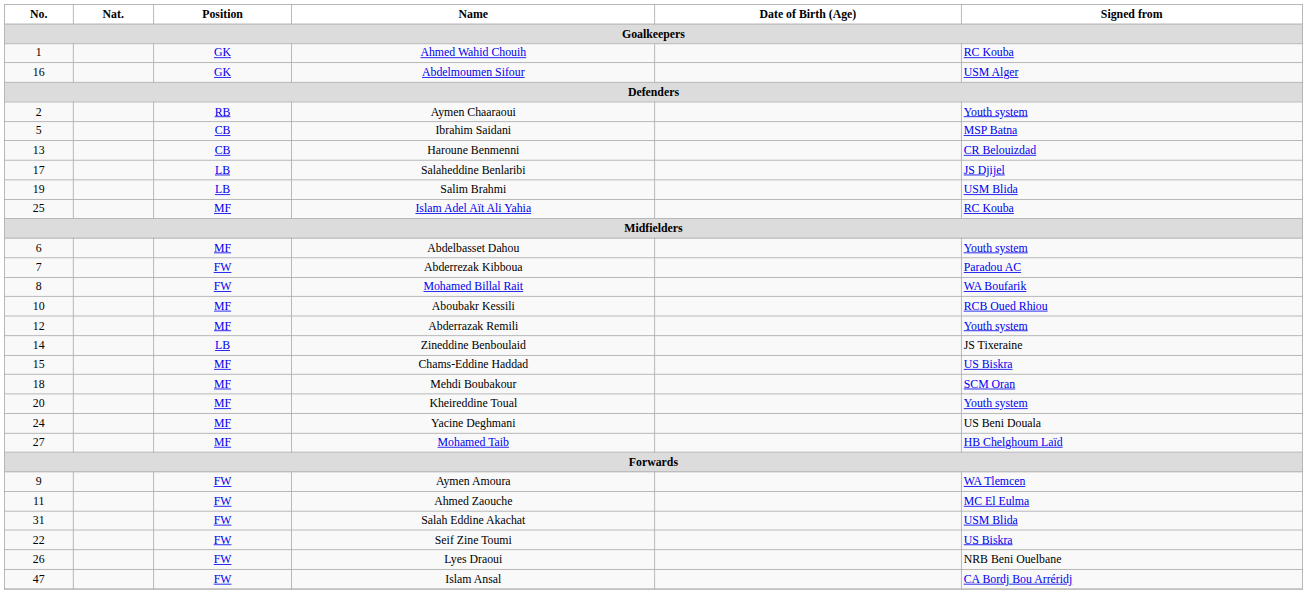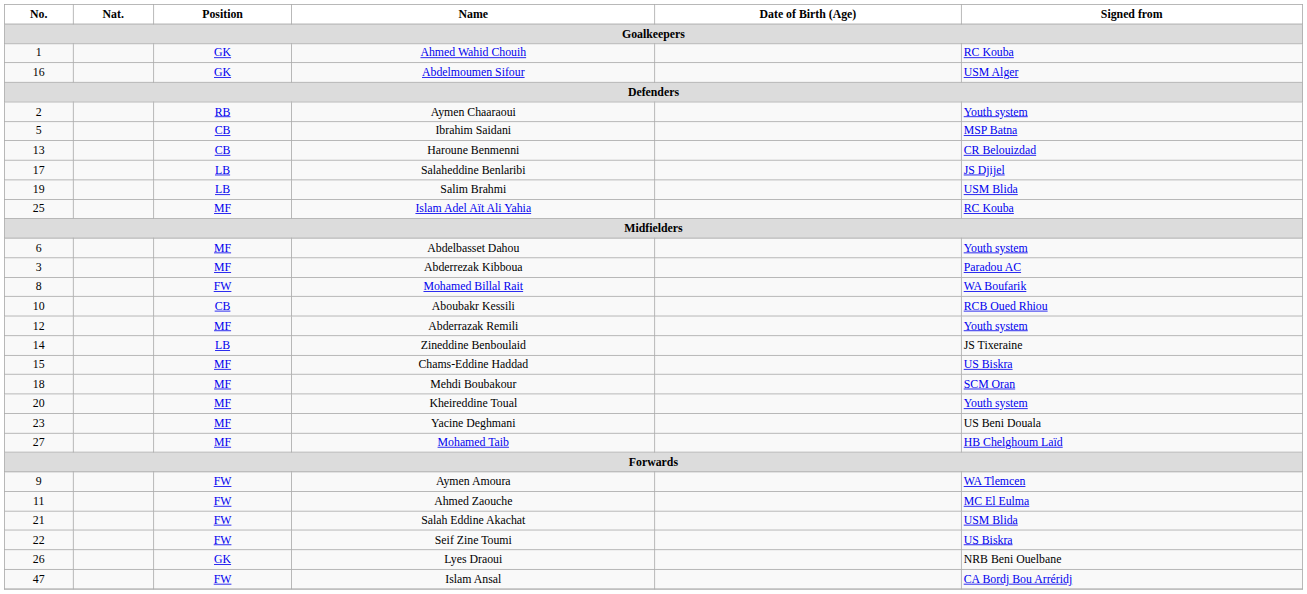(39, 267) 7 -> (39, 267) 3
(223, 267) FW -> (223, 267) MF
(223, 306) MF -> (223, 306) CB
(39, 423) 24 -> (39, 423) 23
(39, 520) 31 -> (39, 520) 21
(223, 559) FW -> (223, 559) GK
